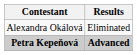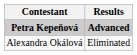rows swapped: (45, 43) <-> (45, 27)
